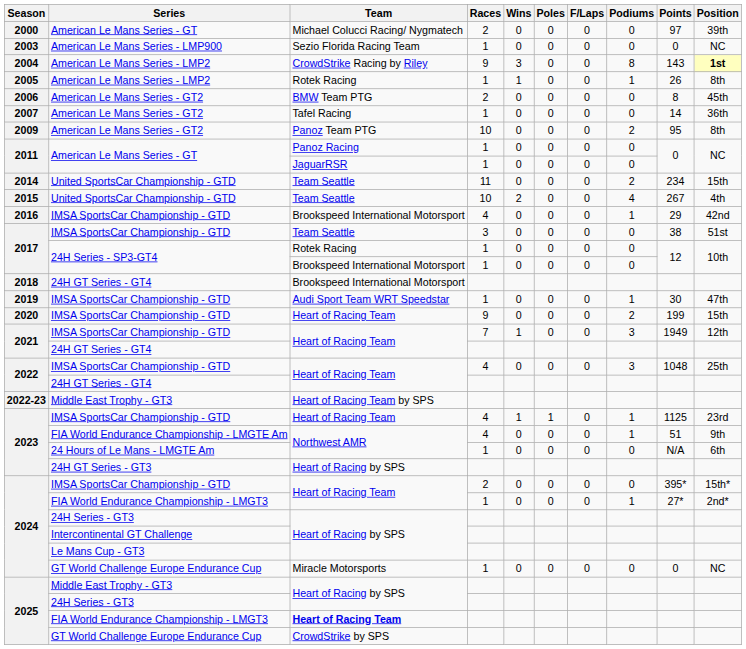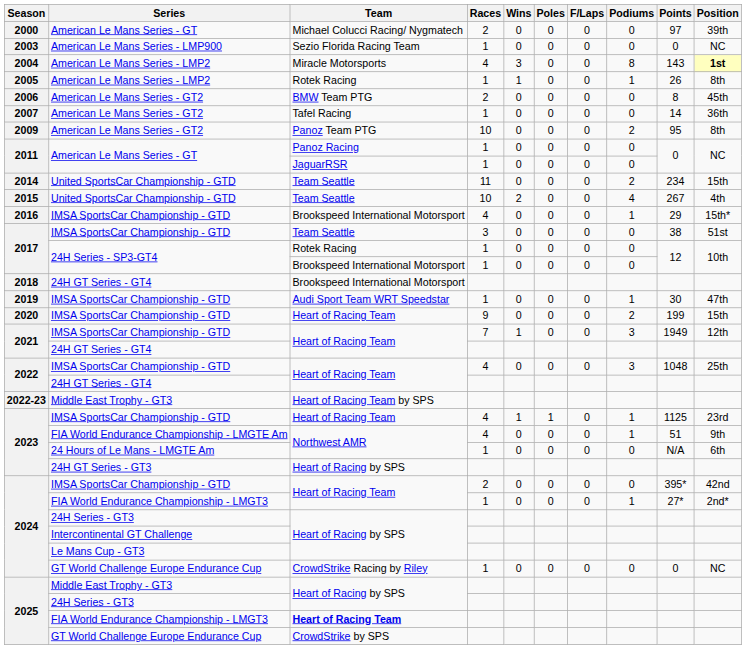(360, 64) CrowdStrike Racing by Riley -> (339, 64) Miracle Motorsports
(485, 64) 9 -> (485, 64) 4
(718, 215) 42nd -> (718, 215) 15th*
(718, 485) 15th* -> (718, 485) 42nd
(339, 569) Miracle Motorsports -> (360, 569) CrowdStrike Racing by Riley
